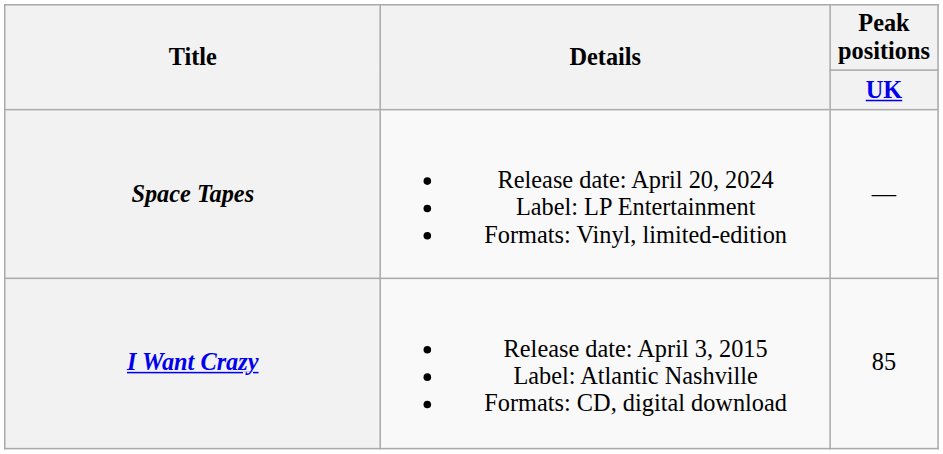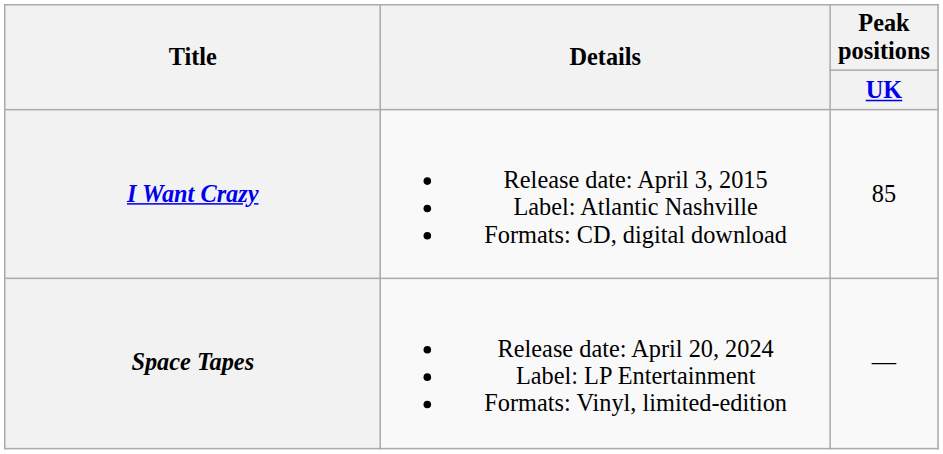rows swapped: (193, 362) <-> (193, 193)
